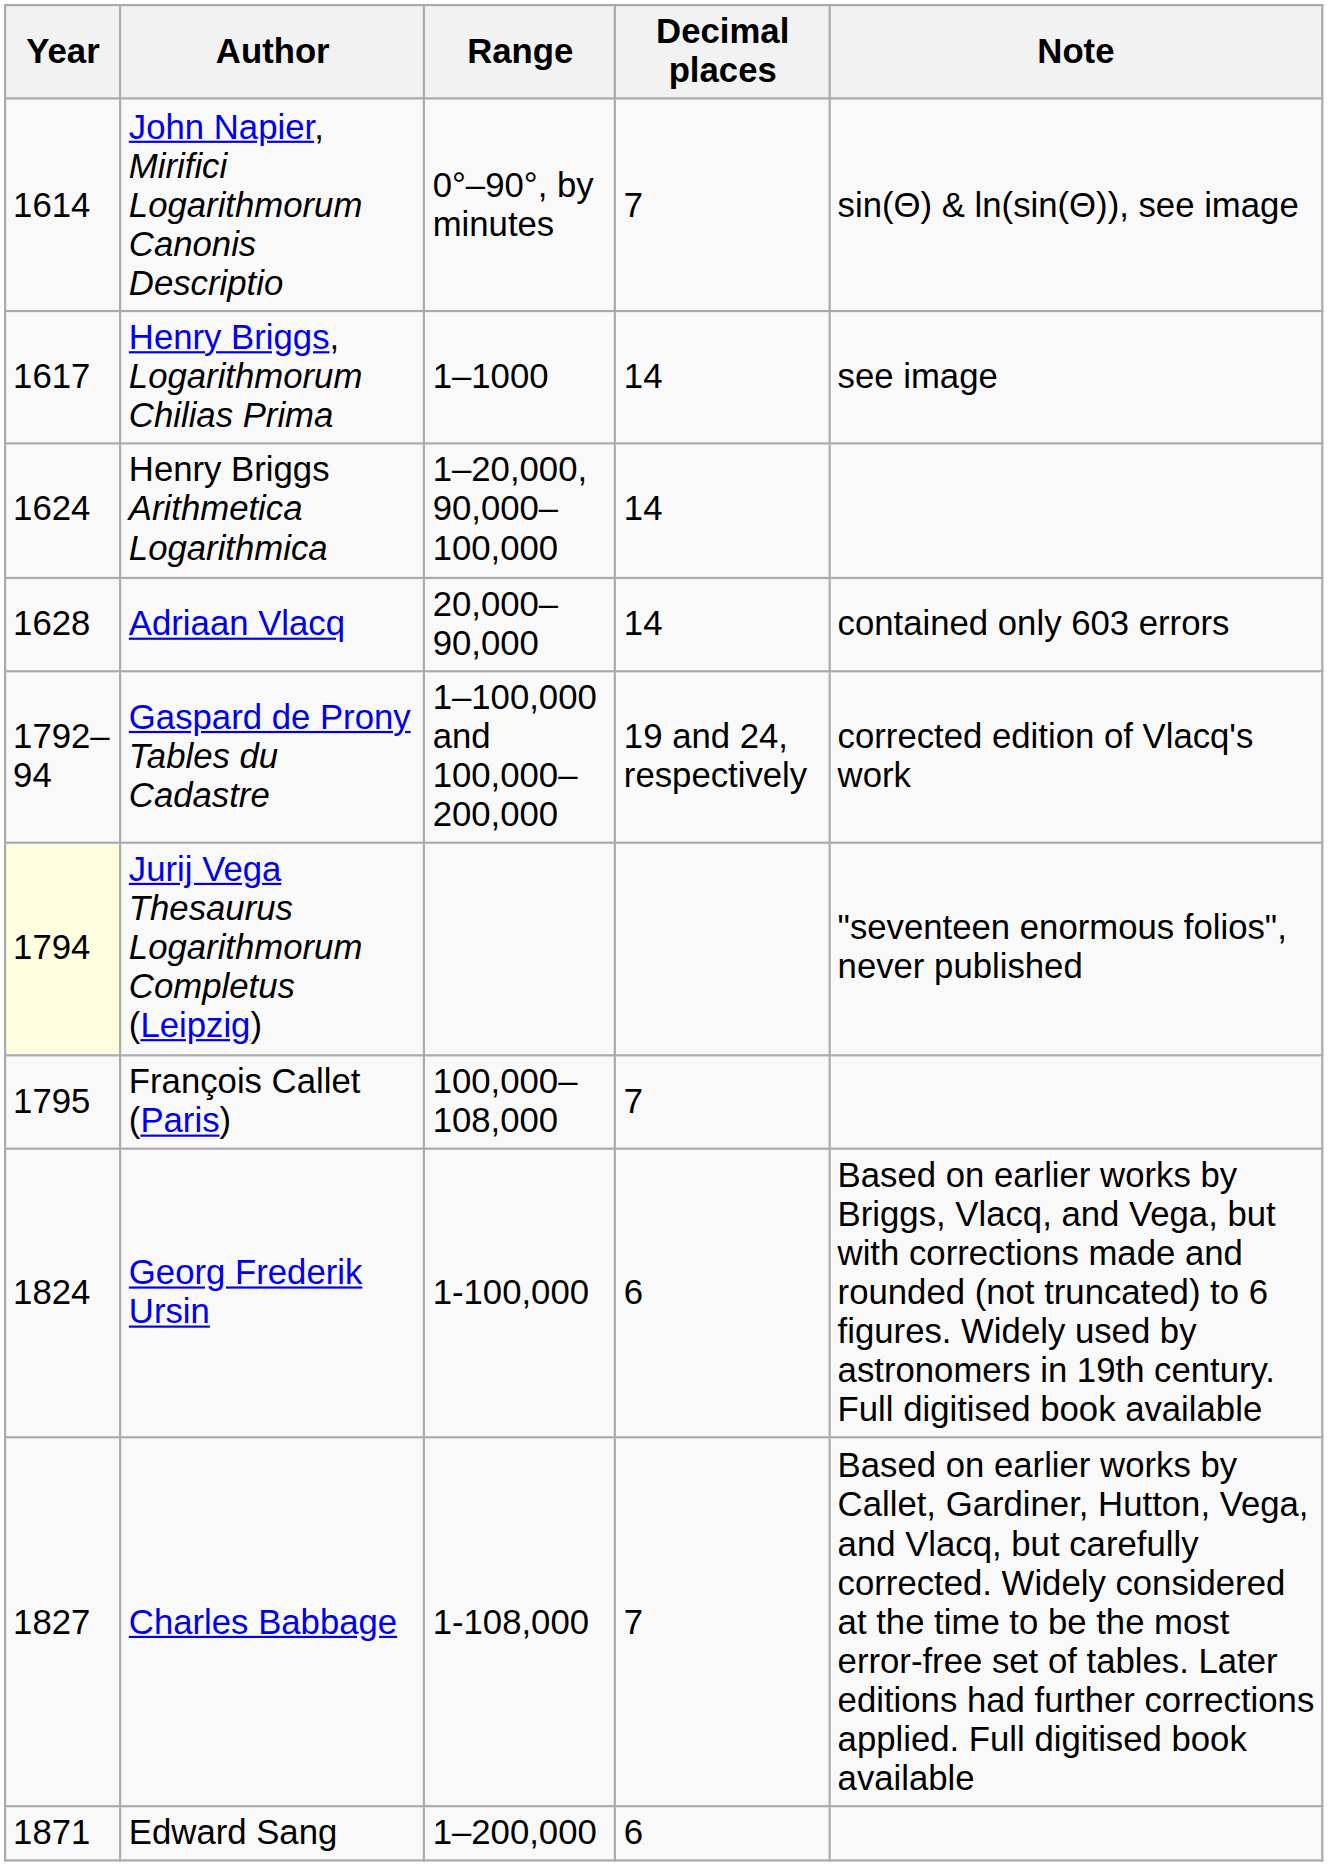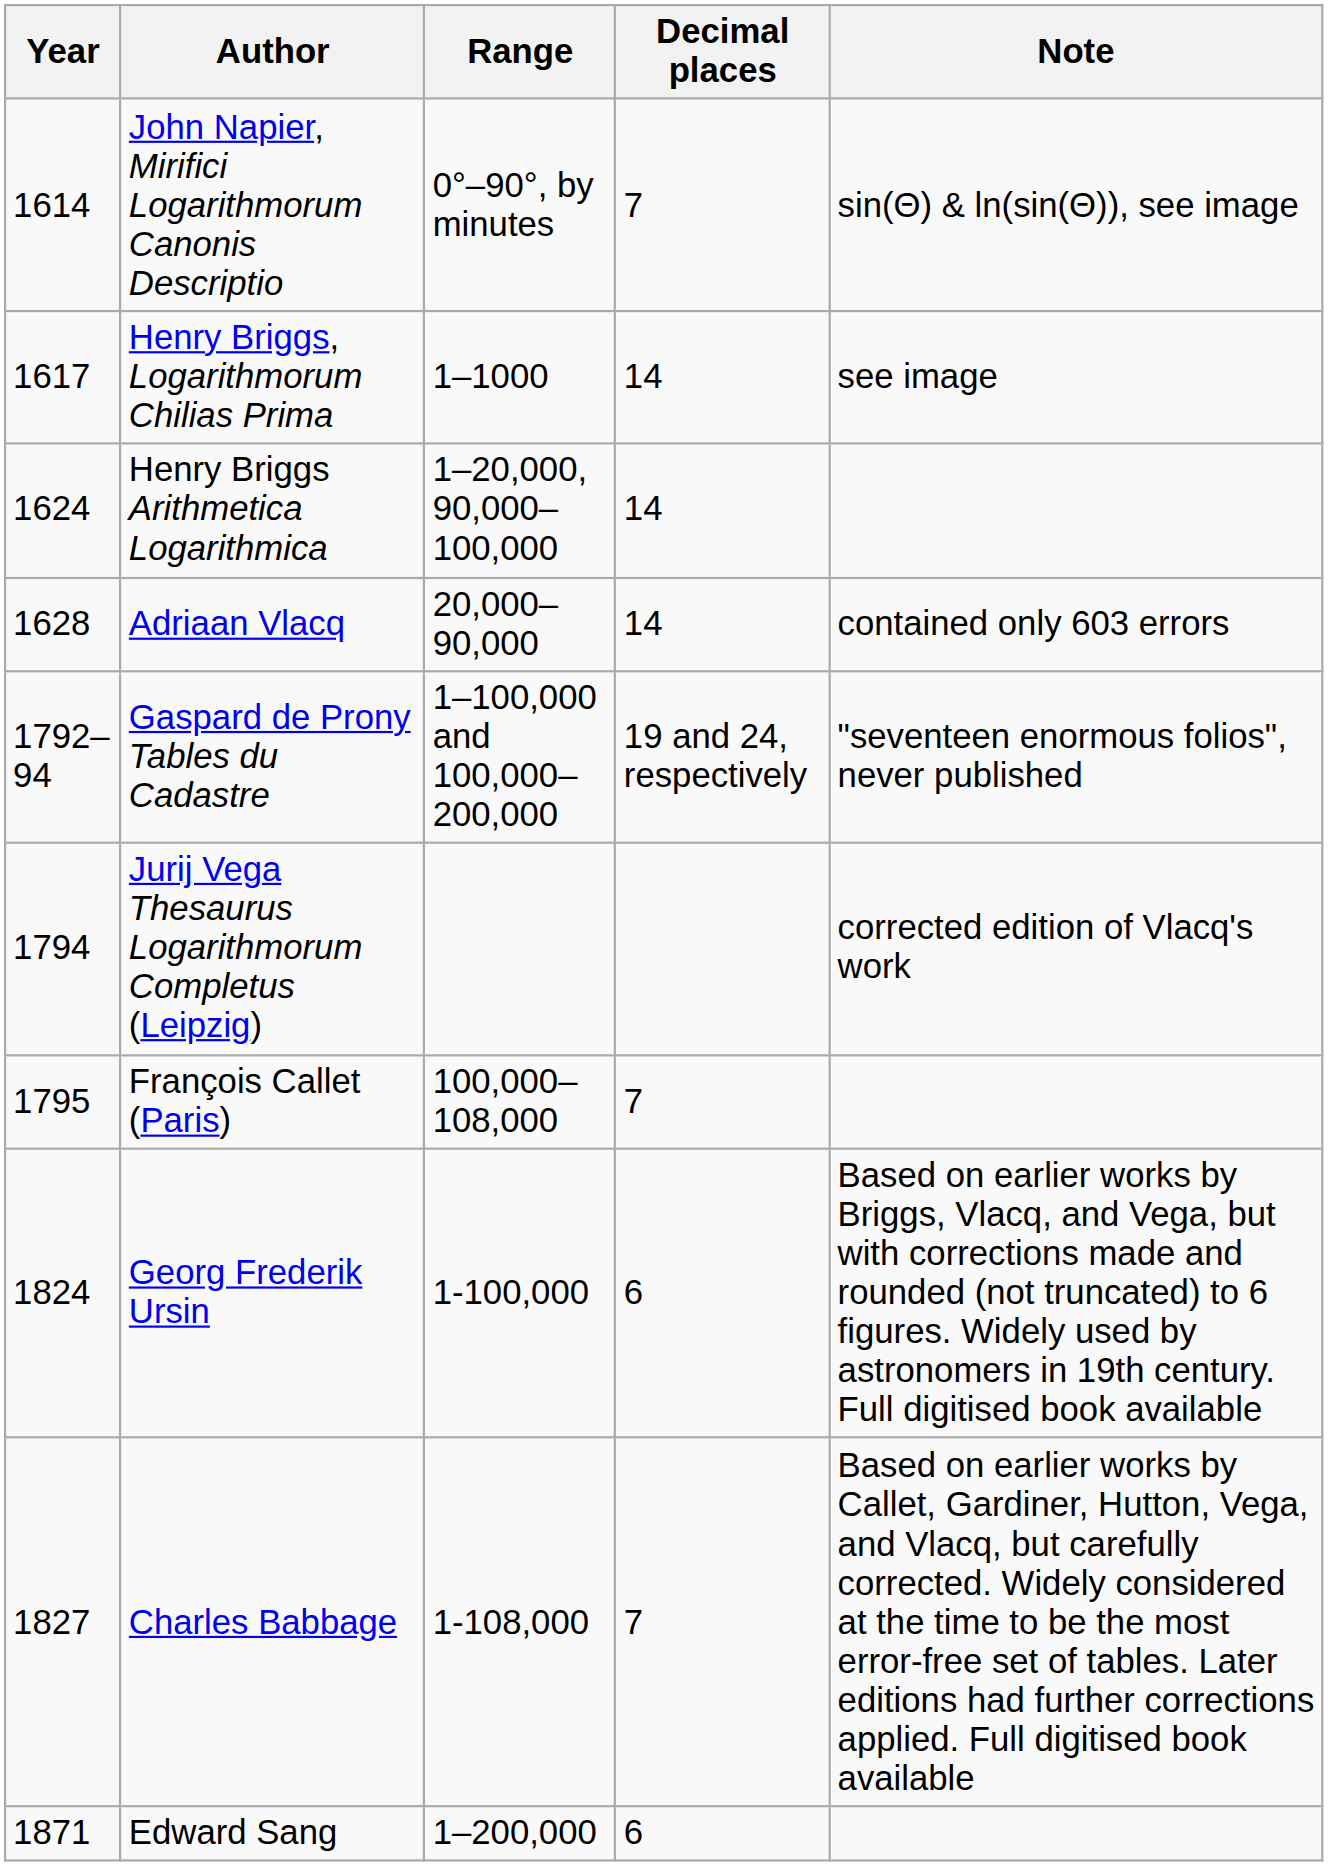(1045, 756) corrected edition of Vlacq's work -> (1062, 756) "seventeen enormous folios", never published
(52, 948) lightyellow background -> (52, 948) no background
(1062, 948) "seventeen enormous folios", never published -> (1045, 948) corrected edition of Vlacq's work
